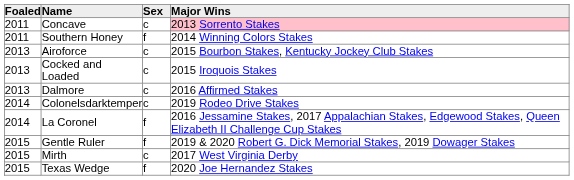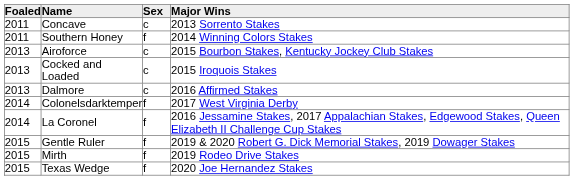(225, 24) pink background -> (225, 24) no background
(146, 103) c -> (145, 103) f
(235, 103) 2019 Rodeo Drive Stakes -> (234, 103) 2017 West Virginia Derby
(146, 155) c -> (145, 155) f
(234, 155) 2017 West Virginia Derby -> (235, 155) 2019 Rodeo Drive Stakes
